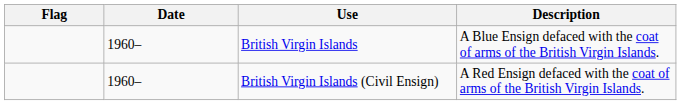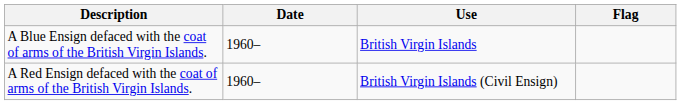columns swapped: (54, 15) <-> (566, 15)
